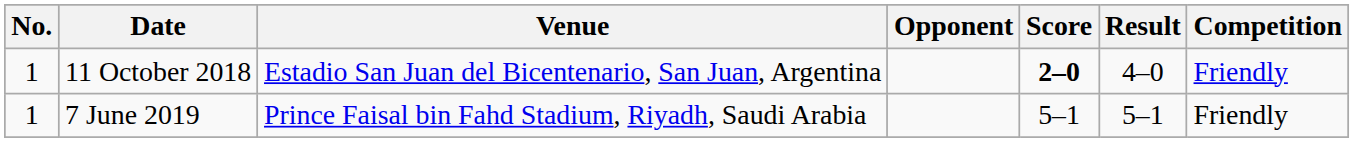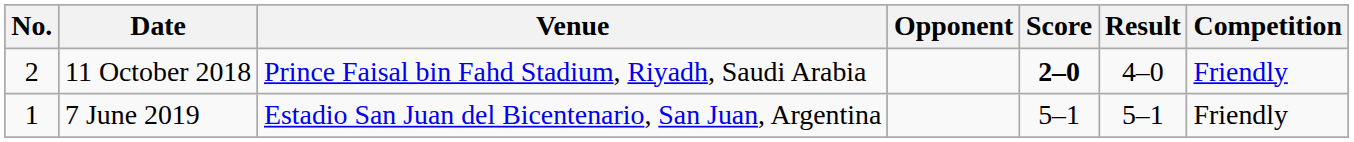(32, 70) 1 -> (32, 70) 2
(573, 70) Estadio San Juan del Bicentenario, San Juan, Argentina -> (565, 70) Prince Faisal bin Fahd Stadium, Riyadh, Saudi Arabia
(565, 114) Prince Faisal bin Fahd Stadium, Riyadh, Saudi Arabia -> (573, 114) Estadio San Juan del Bicentenario, San Juan, Argentina
